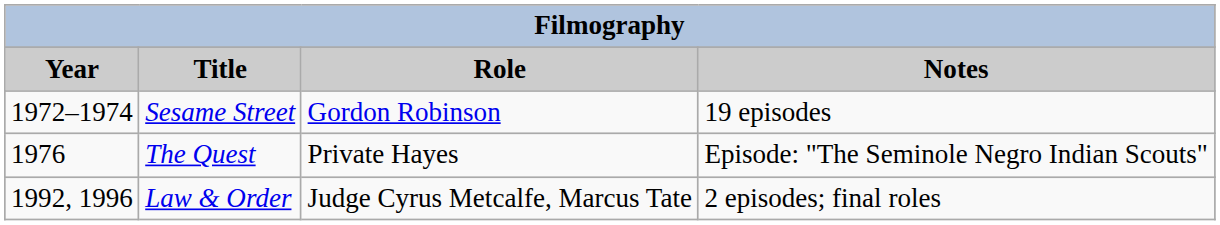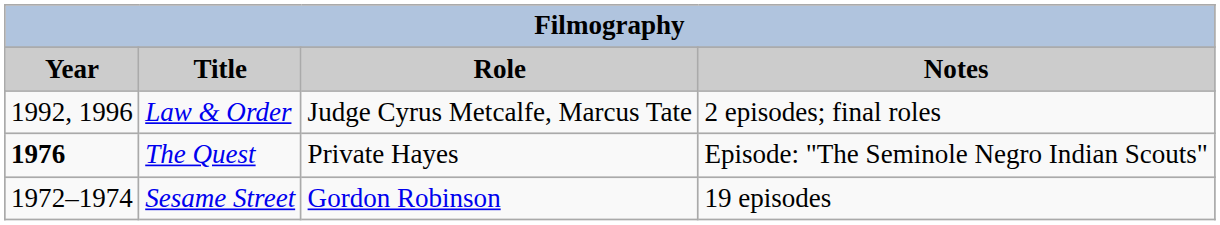rows swapped: (220, 111) <-> (218, 197)
(38, 154) normal -> (38, 154) bold
